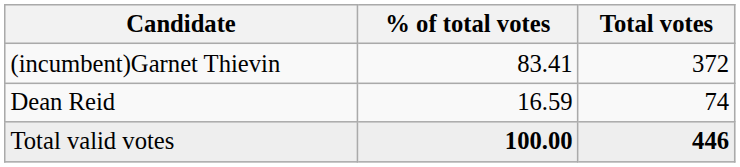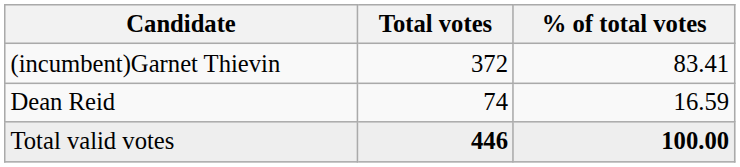columns swapped: (657, 24) <-> (468, 24)
